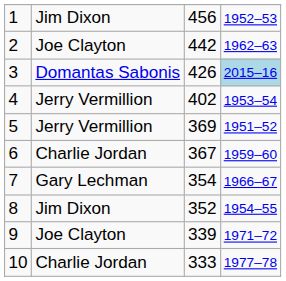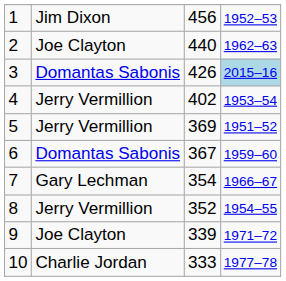(202, 45) 442 -> (202, 45) 440
(91, 153) Charlie Jordan -> (108, 153) Domantas Sabonis
(73, 208) Jim Dixon -> (94, 208) Jerry Vermillion
